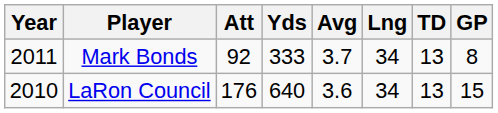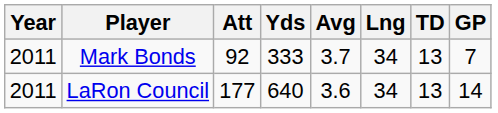(472, 57) 8 -> (470, 57) 7
(34, 91) 2010 -> (33, 91) 2011
(239, 91) 176 -> (237, 91) 177
(472, 91) 15 -> (470, 91) 14
